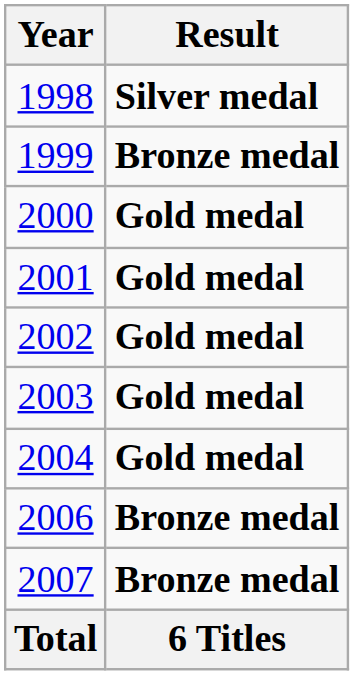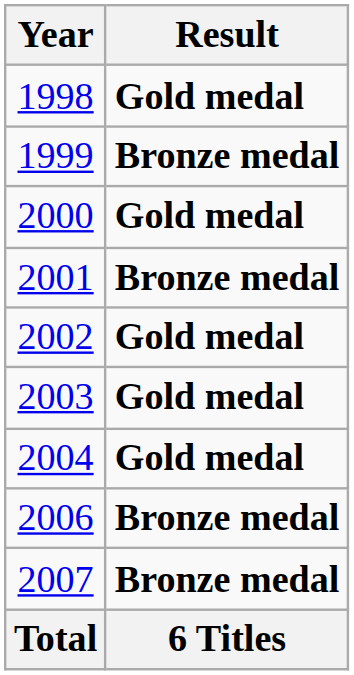(217, 95) Silver medal -> (209, 95) Gold medal
(209, 276) Gold medal -> (227, 276) Bronze medal
